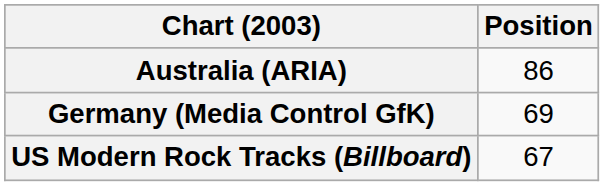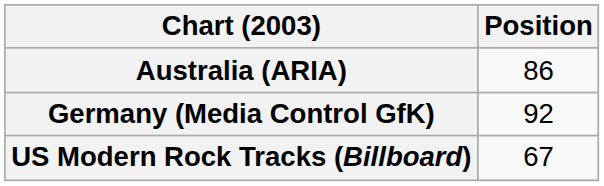(538, 113) 69 -> (538, 113) 92
